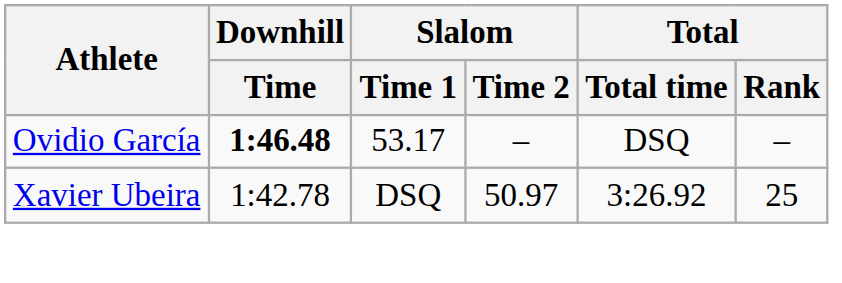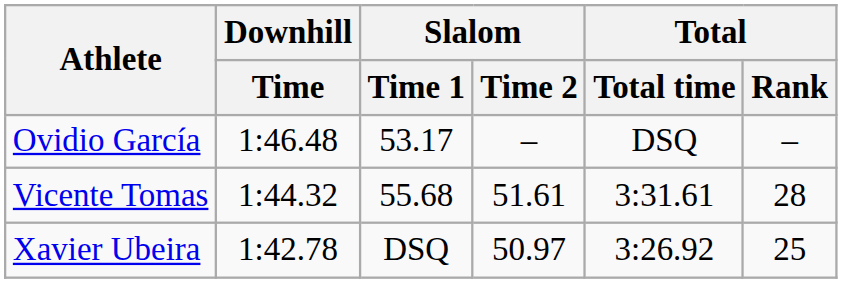(280, 140) bold -> (288, 140) normal
+ row: (111, 195)
